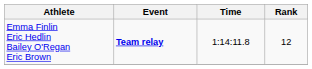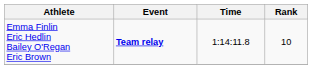(286, 42) 12 -> (286, 42) 10
